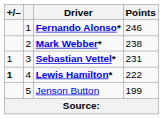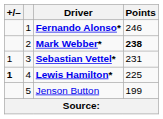(134, 43) normal -> (134, 43) bold
(134, 74) 222 -> (134, 74) 225
